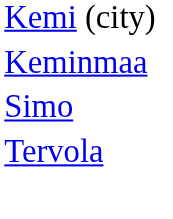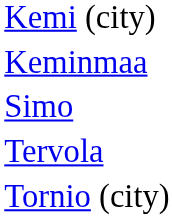+ row: (87, 196)
